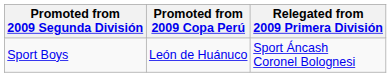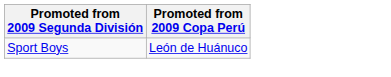- column: (318, 21)
